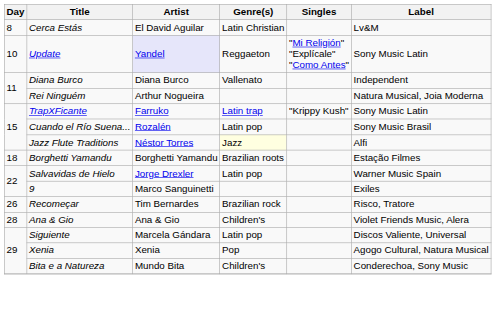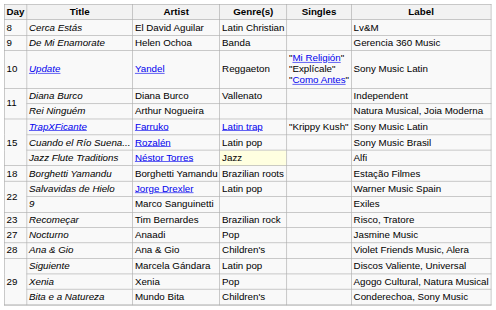+ row: (67, 43)
(150, 54) lavender background -> (150, 69) no background
(12, 204) 26 -> (12, 219) 23
+ row: (49, 235)
